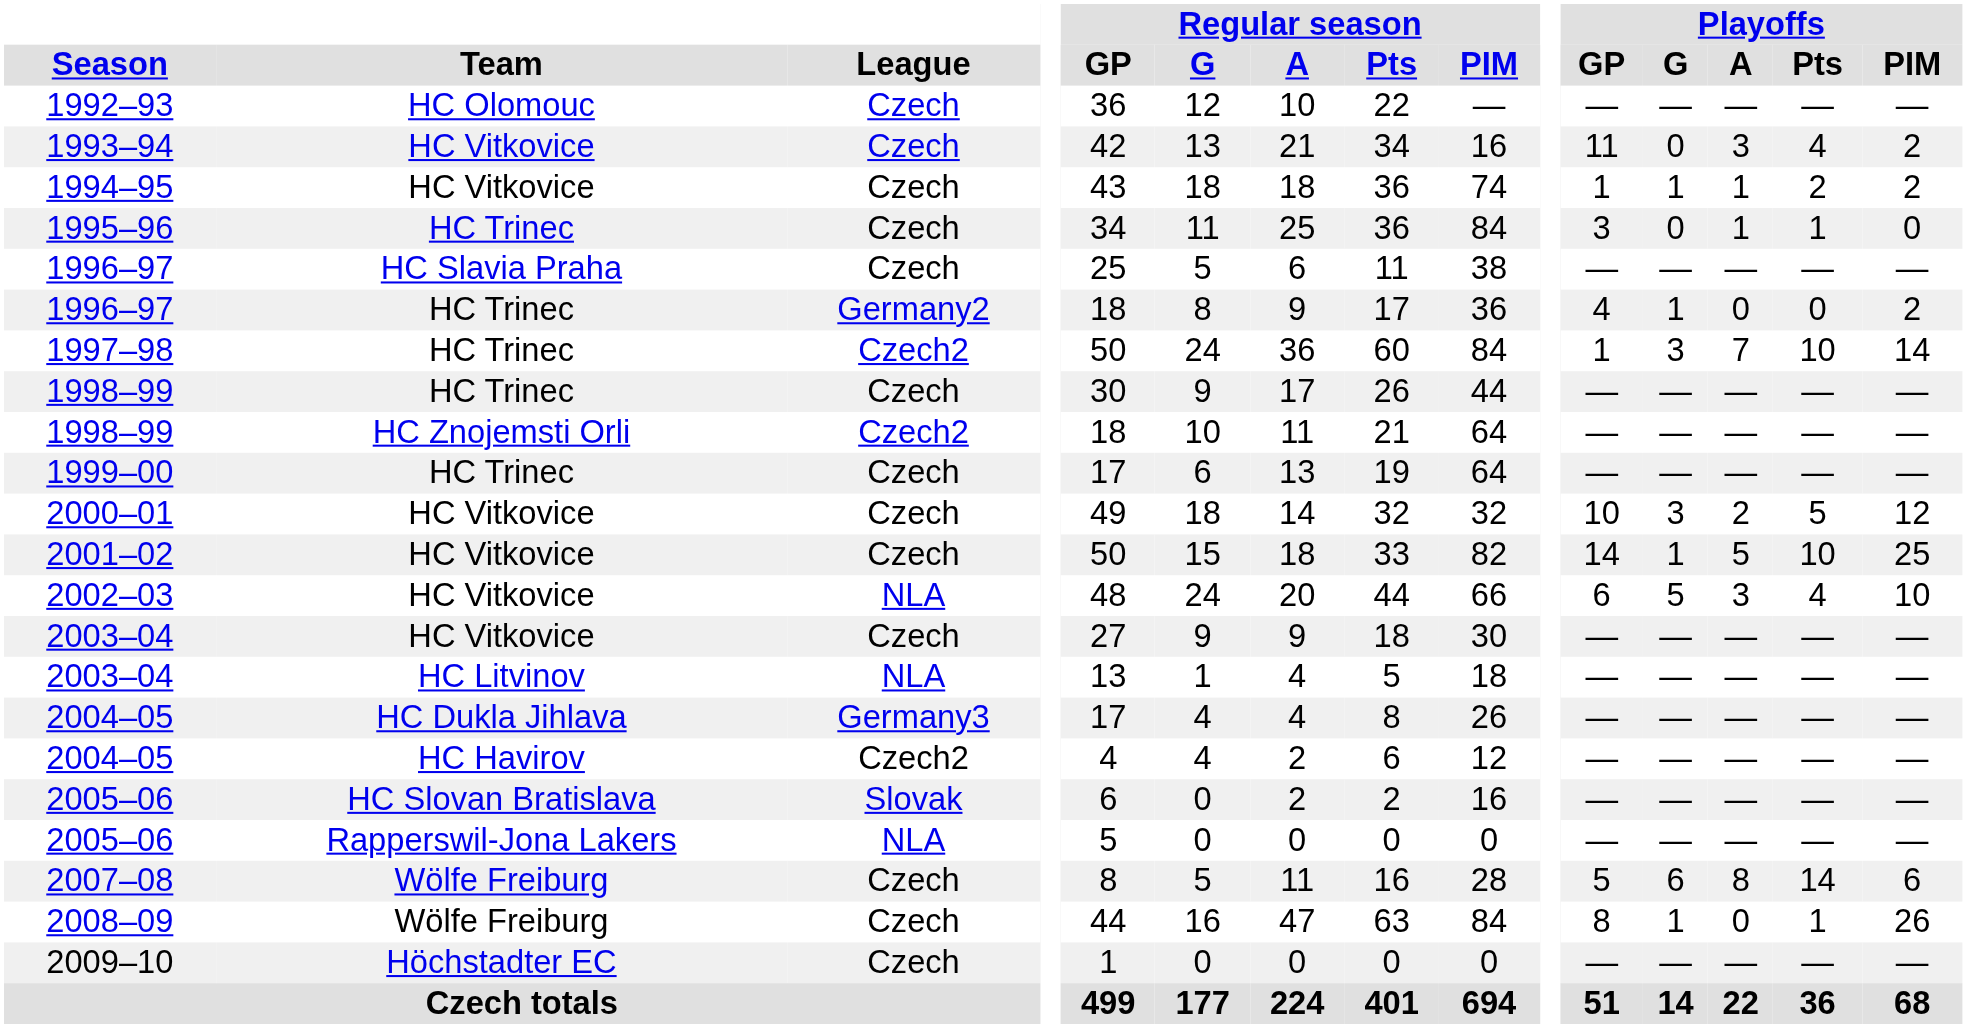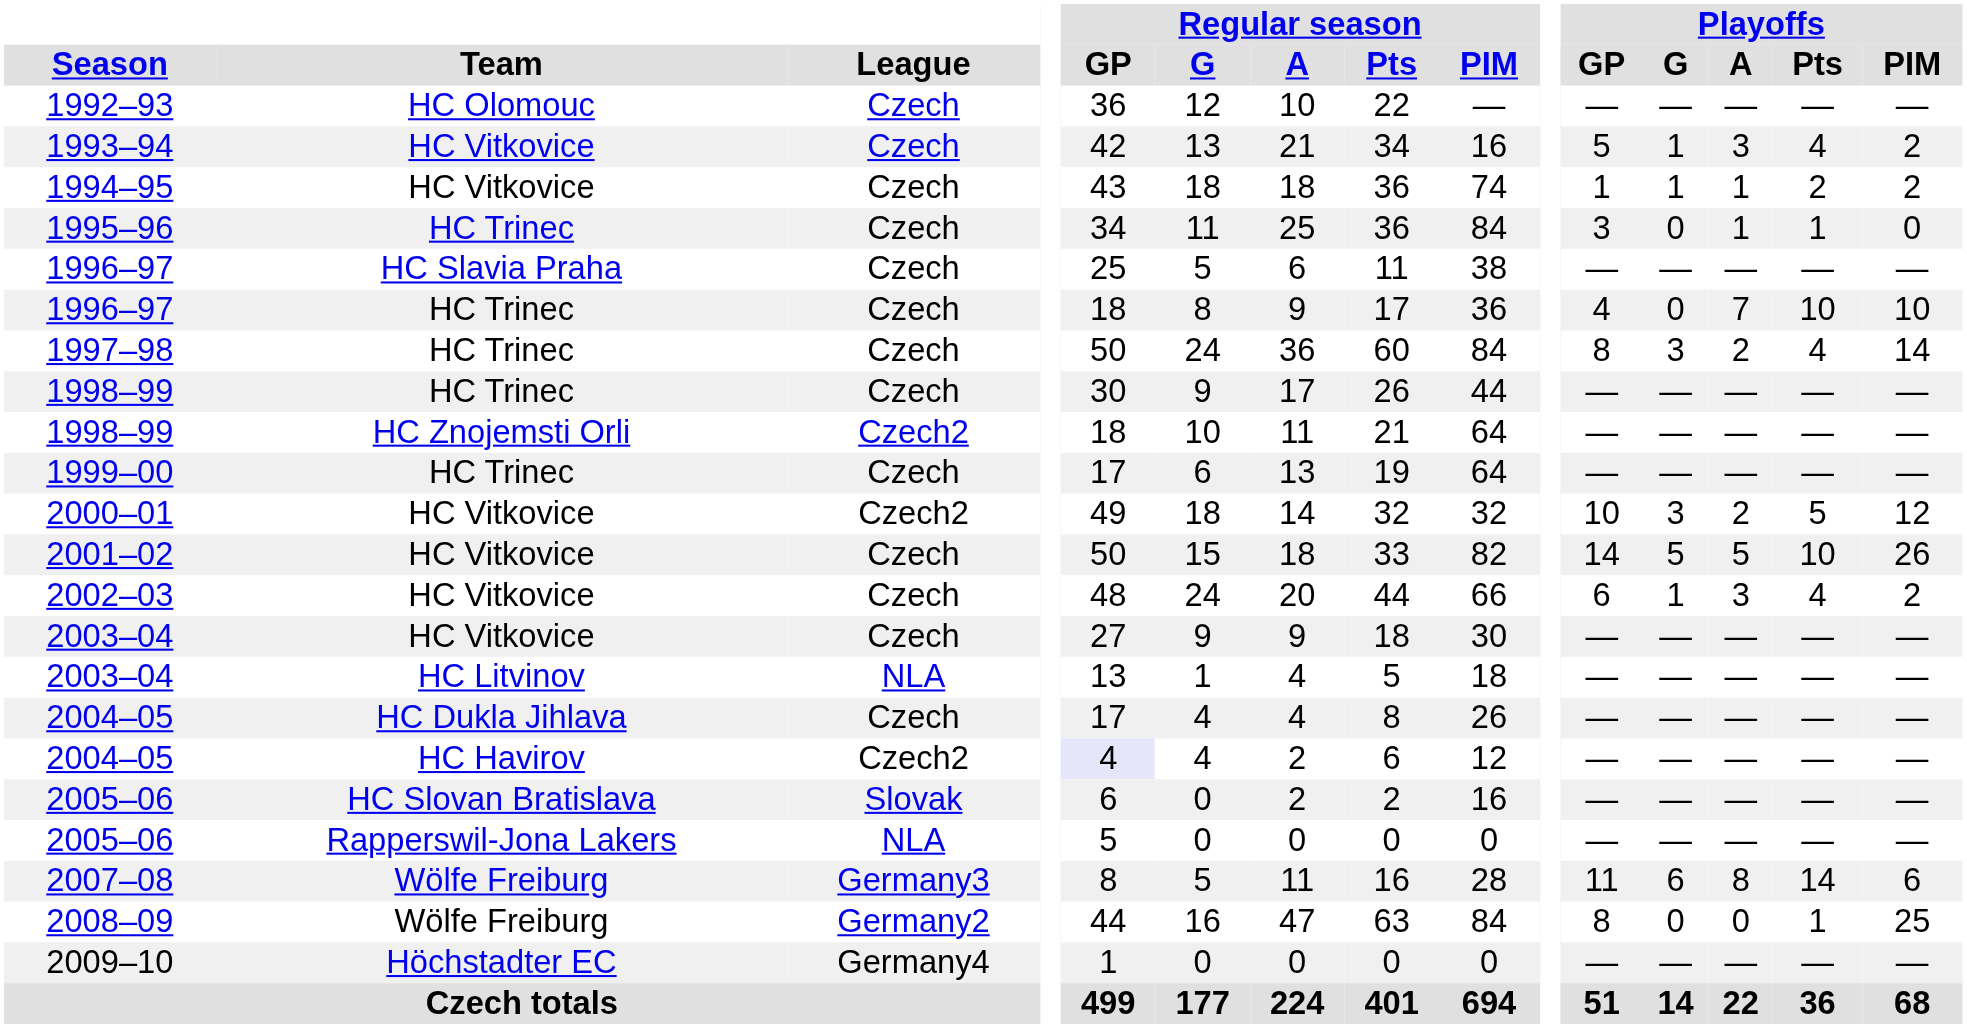(1602, 146) 11 -> (1602, 146) 5
(1676, 146) 0 -> (1676, 146) 1
(914, 309) Germany2 -> (914, 309) Czech
(1676, 309) 1 -> (1676, 309) 0
(1741, 309) 0 -> (1741, 309) 7
(1818, 309) 0 -> (1818, 309) 10
(1912, 309) 2 -> (1912, 309) 10
(913, 350) Czech2 -> (914, 350) Czech
(1602, 350) 1 -> (1602, 350) 8
(1741, 350) 7 -> (1741, 350) 2
(1818, 350) 10 -> (1818, 350) 4
(914, 513) Czech -> (913, 513) Czech2
(1676, 554) 1 -> (1676, 554) 5
(1912, 554) 25 -> (1912, 554) 26
(913, 595) NLA -> (914, 595) Czech
(1676, 595) 5 -> (1676, 595) 1
(1912, 595) 10 -> (1912, 595) 2
(914, 717) Germany3 -> (914, 717) Czech
(1108, 758) no background -> (1108, 758) lavender background
(914, 880) Czech -> (914, 880) Germany3
(1602, 880) 5 -> (1602, 880) 11
(914, 921) Czech -> (914, 921) Germany2
(1676, 921) 1 -> (1676, 921) 0
(1912, 921) 26 -> (1912, 921) 25
(914, 962) Czech -> (914, 962) Germany4
